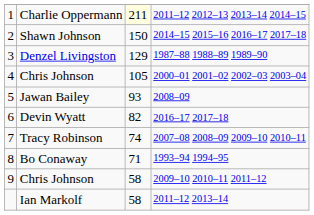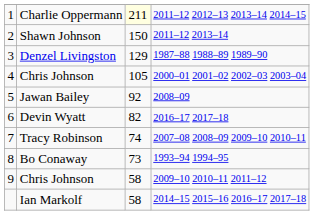(230, 35) 2014–15 2015–16 2016–17 2017–18 -> (191, 35) 2011–12 2013–14
(135, 96) 93 -> (135, 96) 92
(135, 158) 71 -> (135, 158) 73
(191, 199) 2011–12 2013–14 -> (230, 199) 2014–15 2015–16 2016–17 2017–18
